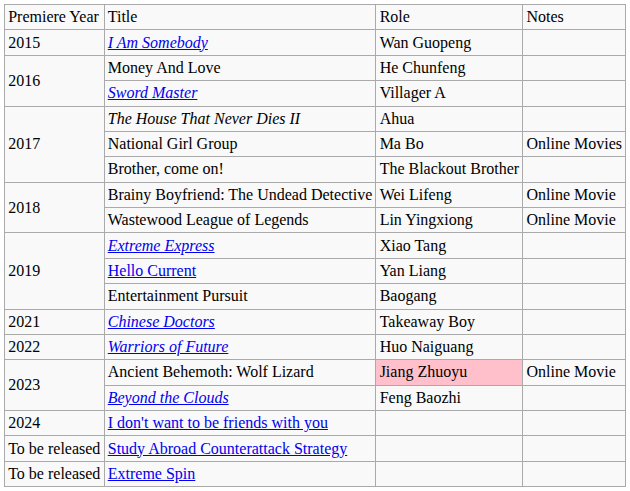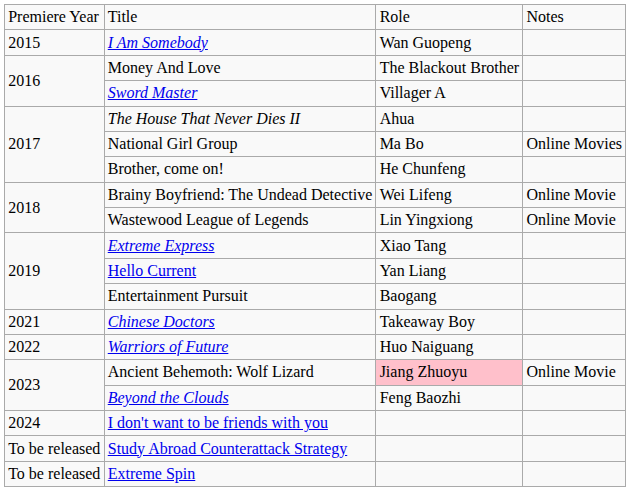(423, 67) He Chunfeng -> (449, 67) The Blackout Brother
(449, 169) The Blackout Brother -> (423, 169) He Chunfeng
